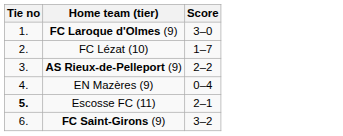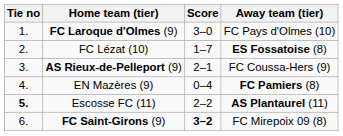+ column: (280, 13)
(203, 67) 2–2 -> (203, 67) 2–1
(203, 103) 2–1 -> (203, 103) 2–2
(203, 121) normal -> (203, 121) bold
